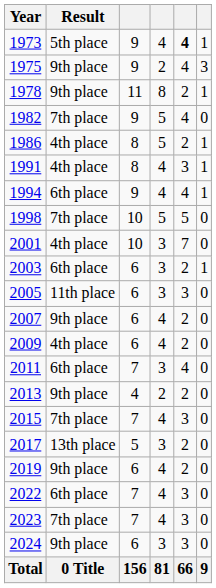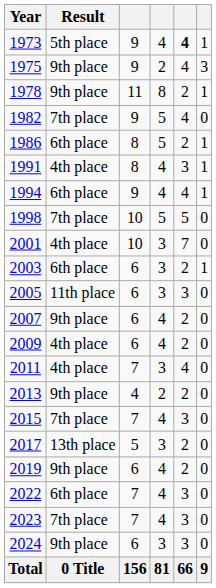(79, 142) 4th place -> (79, 142) 6th place
(79, 368) 6th place -> (79, 368) 4th place
